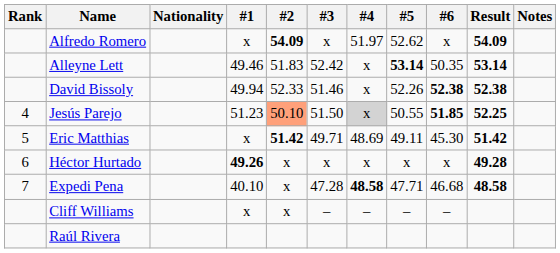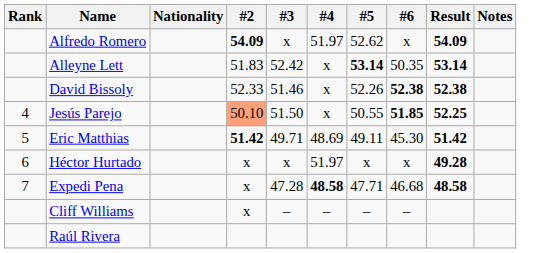- column: (247, 16)
(367, 114) lightgrey background -> (327, 114) no background
(367, 162) x -> (327, 162) 51.97
